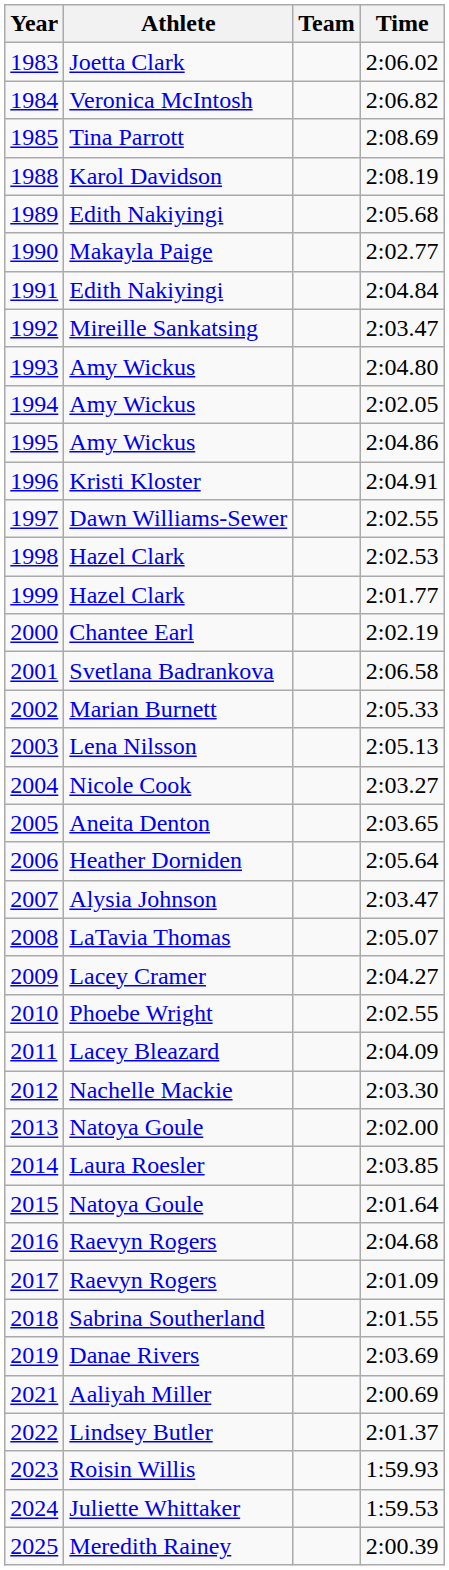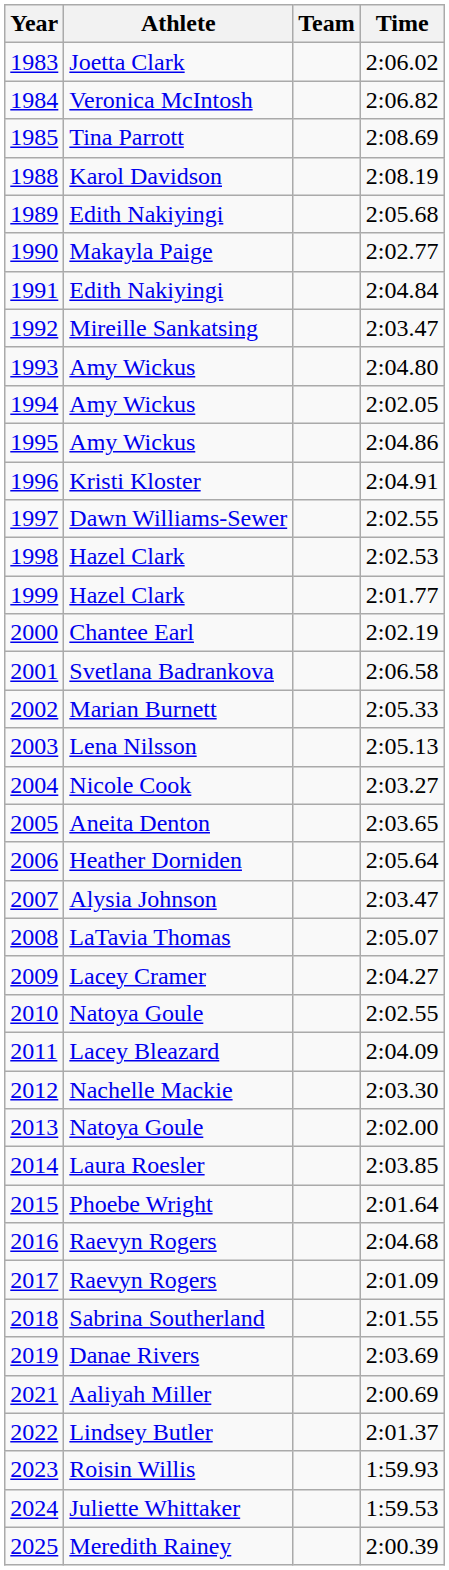(141, 1013) Phoebe Wright -> (136, 1013) Natoya Goule
(136, 1203) Natoya Goule -> (141, 1203) Phoebe Wright
